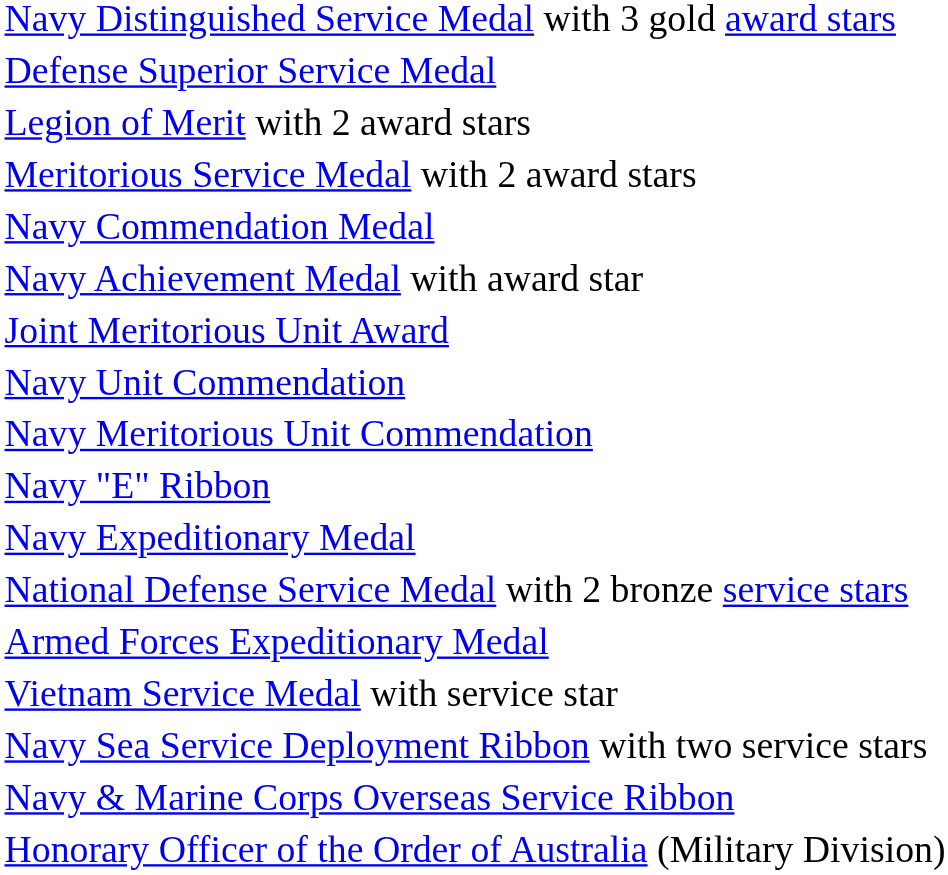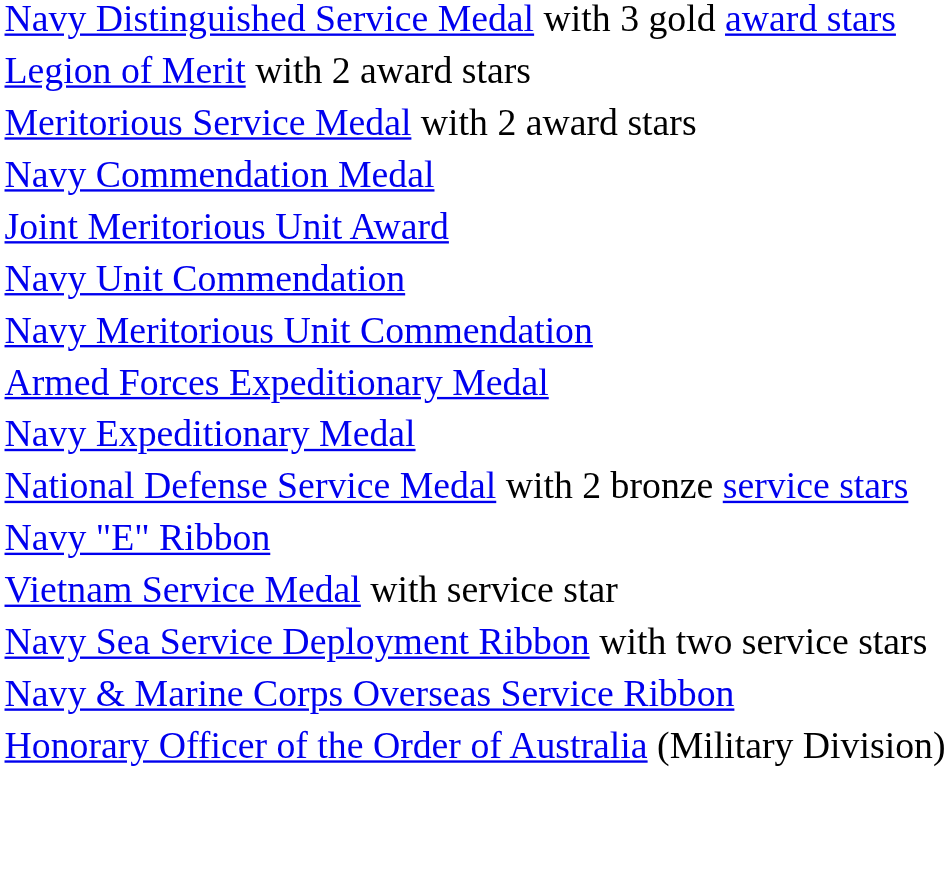- row: (250, 70)
- row: (324, 278)
rows swapped: (137, 485) <-> (277, 641)
